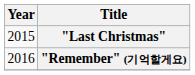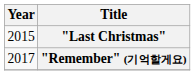(21, 58) 2016 -> (21, 58) 2017
